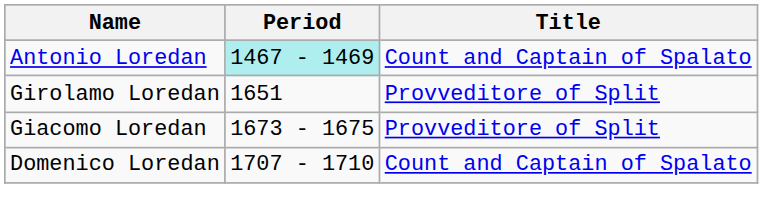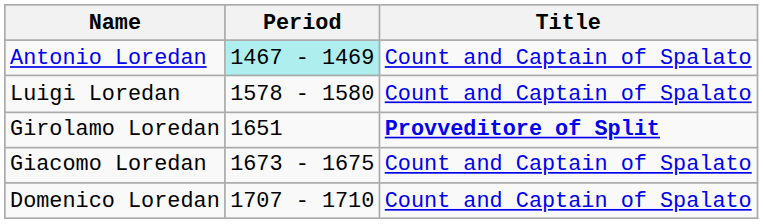+ row: (95, 94)
(522, 94) normal -> (522, 129) bold
(522, 129) Provveditore of Split -> (568, 165) Count and Captain of Spalato
